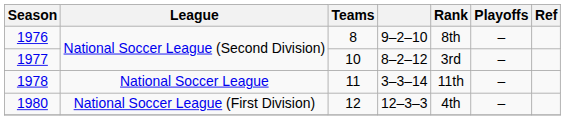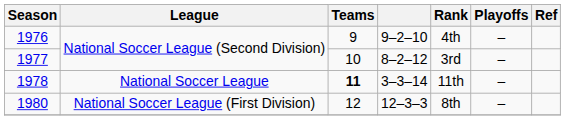(353, 37) 8 -> (353, 37) 9
(451, 37) 8th -> (451, 37) 4th
(353, 81) normal -> (353, 81) bold
(451, 103) 4th -> (451, 103) 8th
